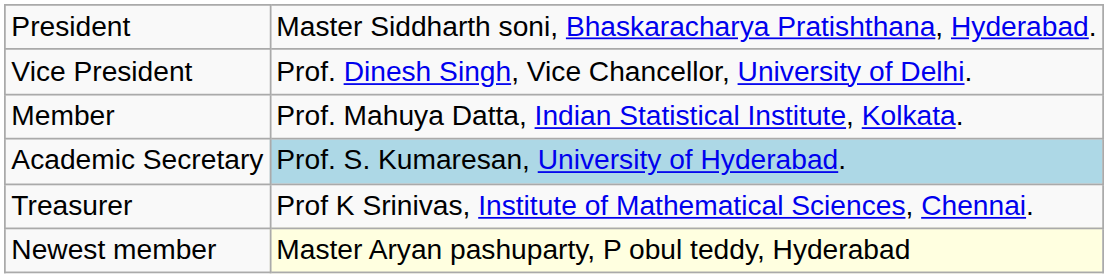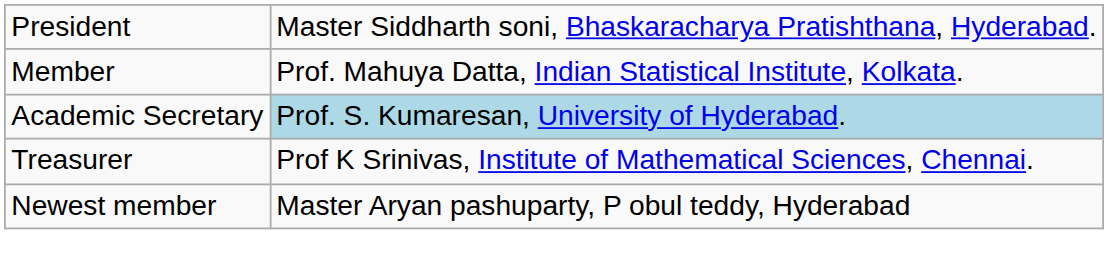- row: (102, 71)
(593, 250) lightyellow background -> (593, 205) no background
